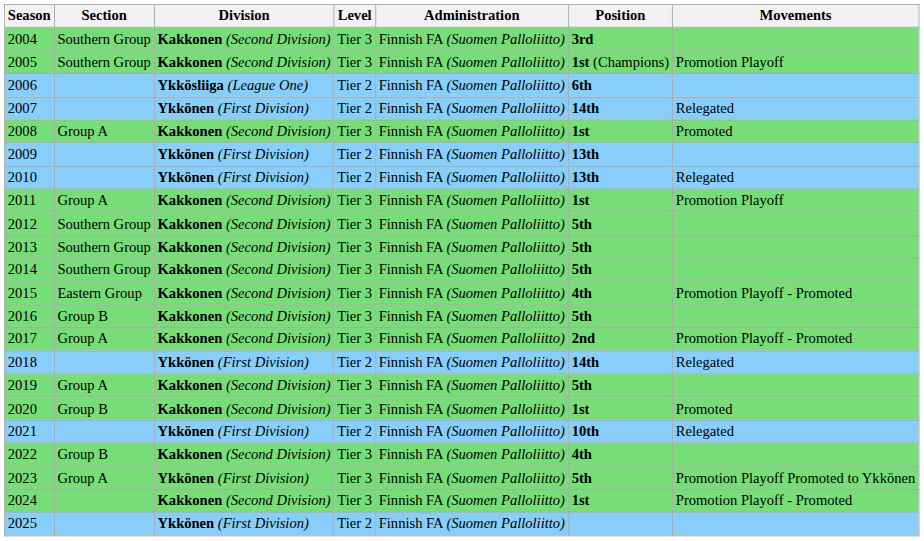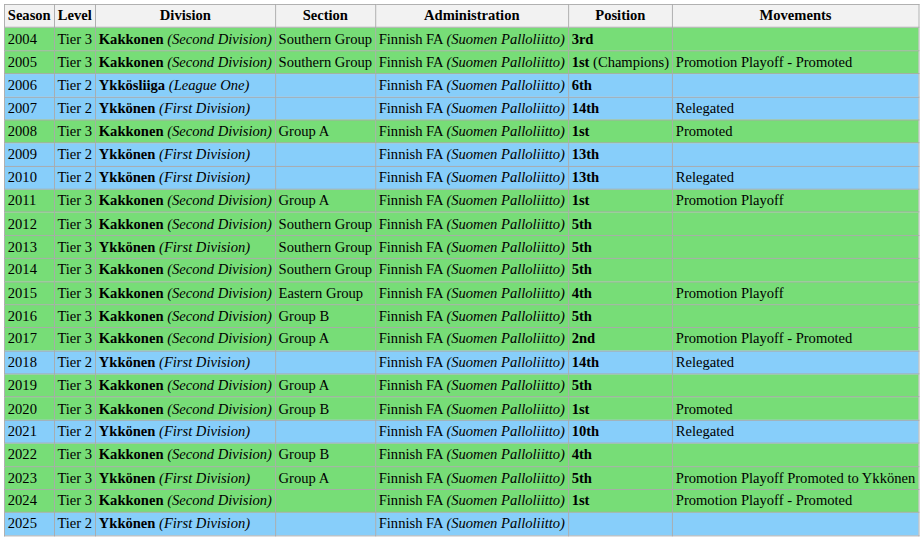columns swapped: (355, 16) <-> (104, 16)
(730, 62) Promotion Playoff -> (764, 62) Promotion Playoff - Promoted
(244, 246) Kakkonen (Second Division) -> (174, 246) Ykkönen (First Division)
(764, 293) Promotion Playoff - Promoted -> (730, 293) Promotion Playoff
